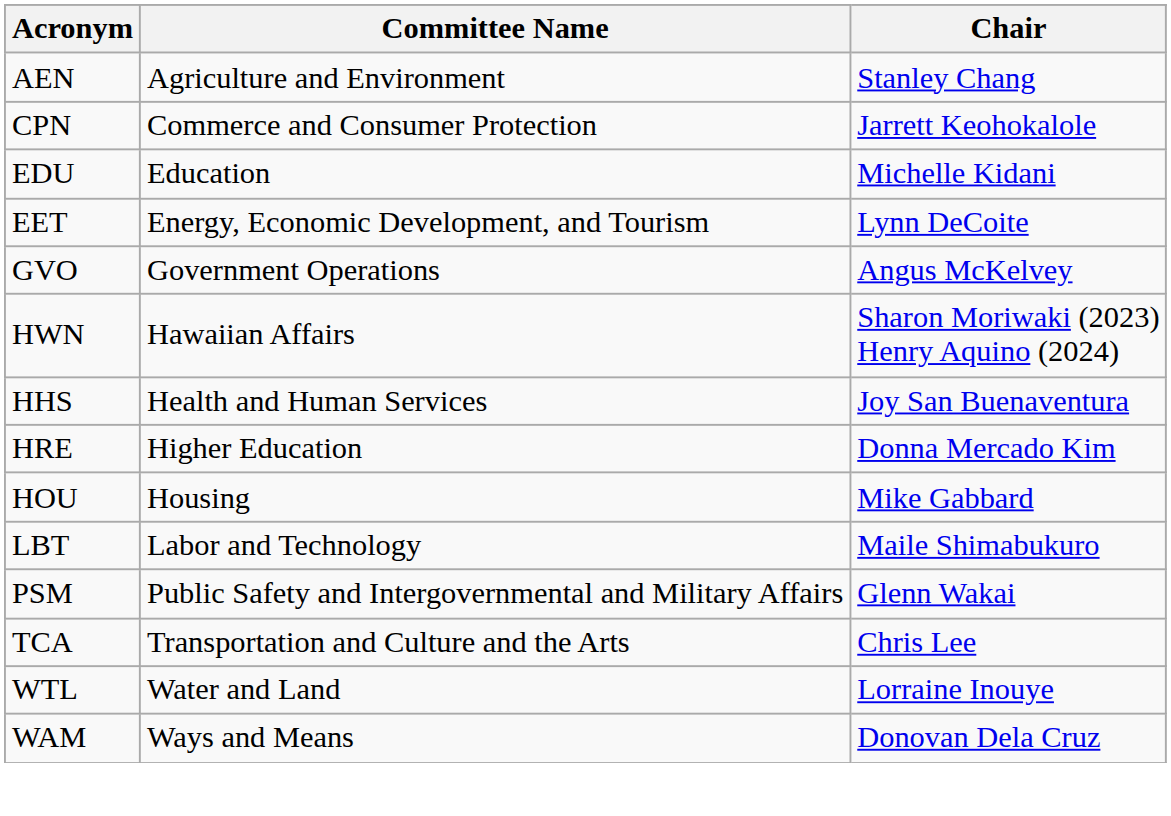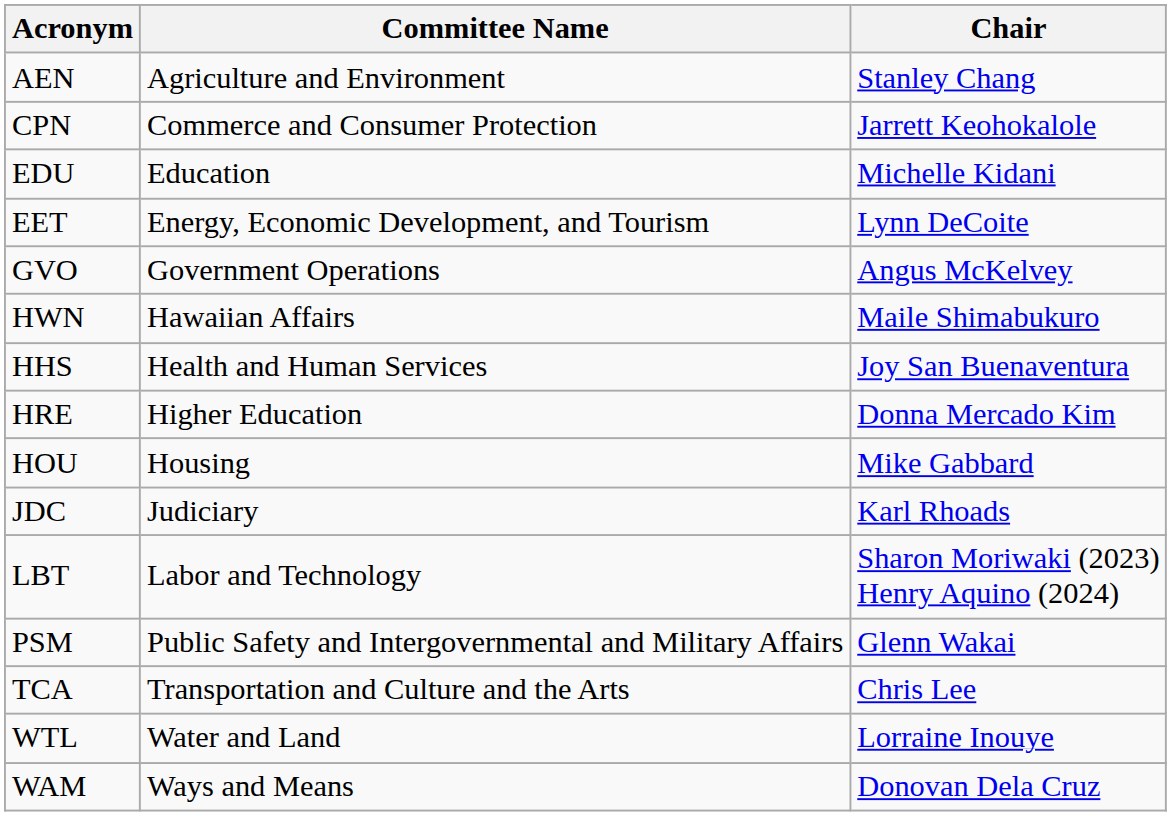(1008, 334) Sharon Moriwaki (2023) Henry Aquino (2024) -> (978, 317) Maile Shimabukuro
+ row: (39, 510)
(978, 544) Maile Shimabukuro -> (1008, 576) Sharon Moriwaki (2023) Henry Aquino (2024)
